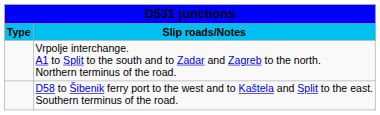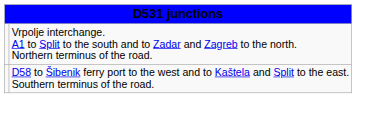- row: (204, 32)
